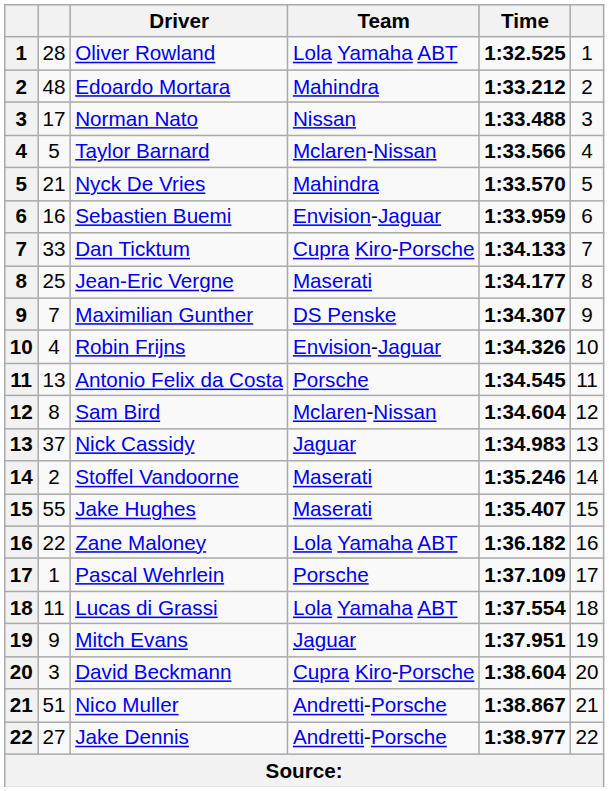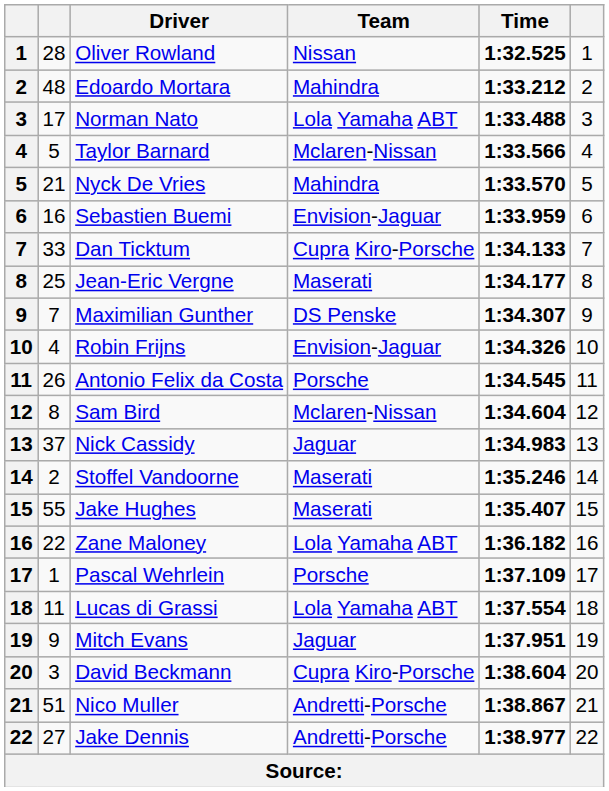(375, 53) Lola Yamaha ABT -> (324, 53) Nissan
(324, 118) Nissan -> (375, 118) Lola Yamaha ABT
(54, 379) 13 -> (54, 379) 26
